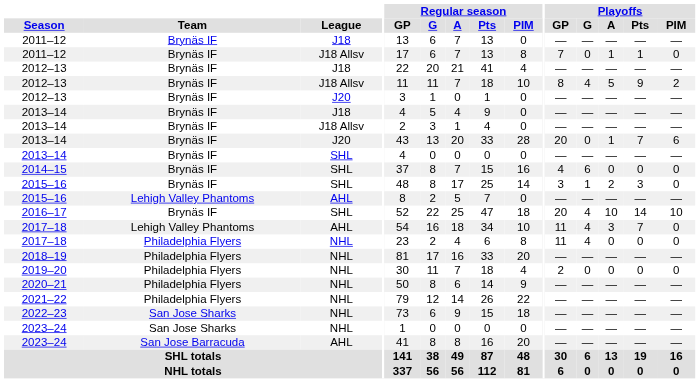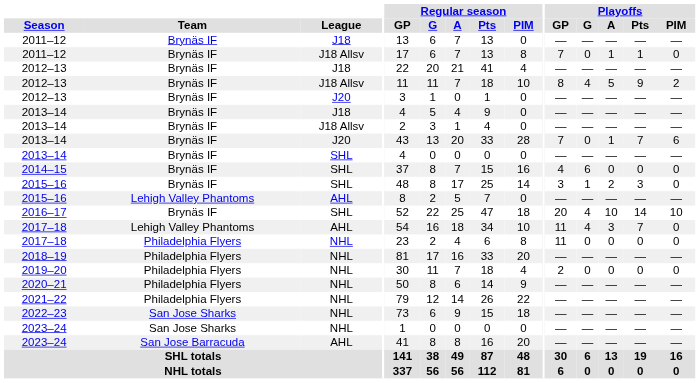(561, 140) 20 -> (561, 140) 7
(588, 241) 4 -> (588, 241) 0
